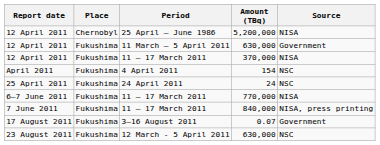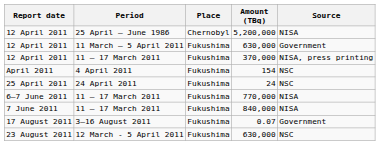columns swapped: (97, 15) <-> (176, 15)
(289, 58) NISA -> (326, 58) NISA, press printing
(326, 109) NISA, press printing -> (289, 109) NISA
